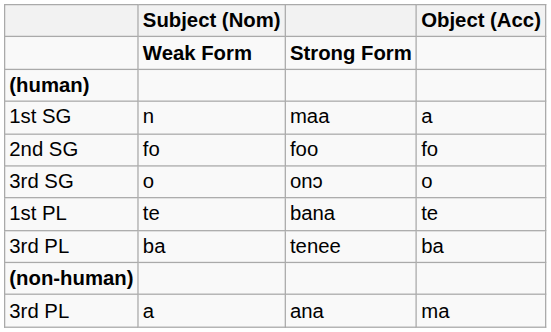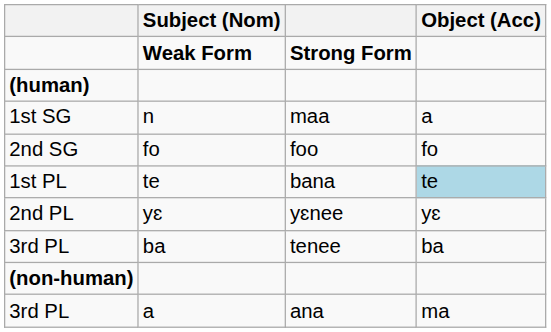- row: (42, 181)
(430, 213) no background -> (430, 181) lightblue background
+ row: (42, 213)
